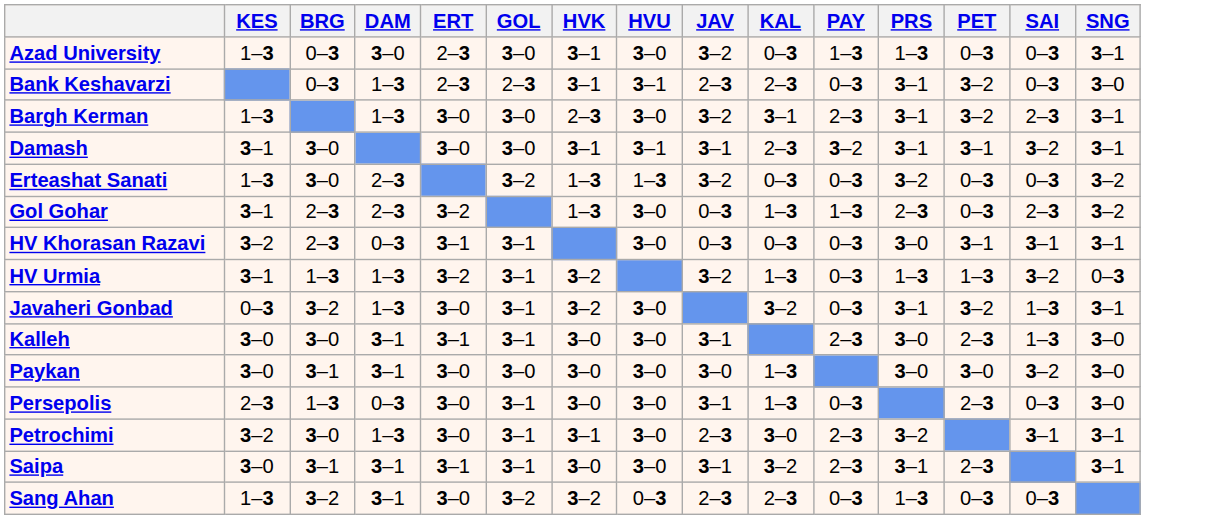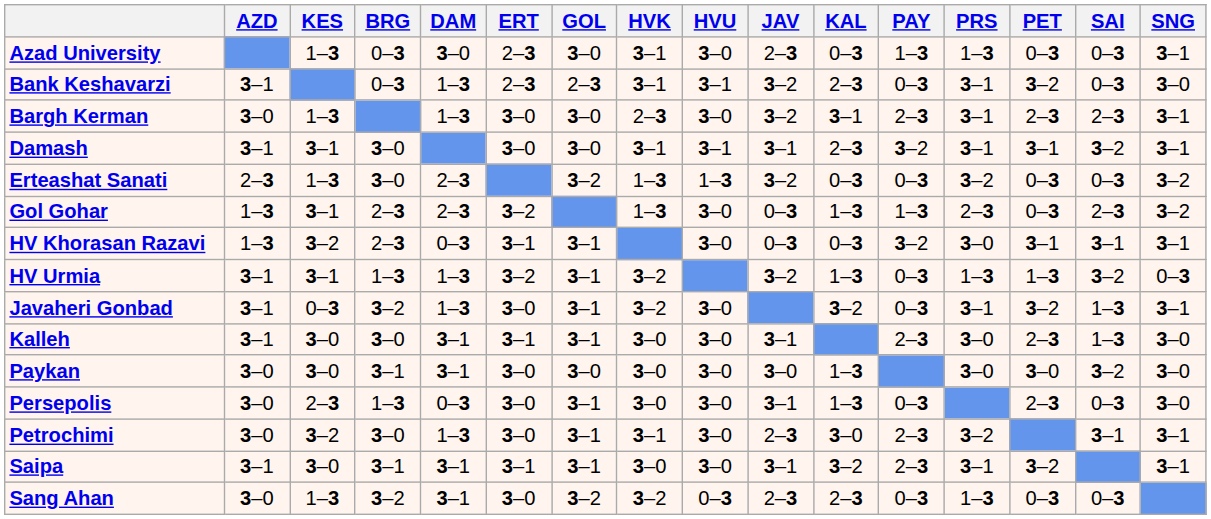+ column: (257, 21)
(715, 53) 3–2 -> (780, 53) 2–3
(715, 85) 2–3 -> (780, 85) 3–2
(977, 117) 3–2 -> (1042, 117) 2–3
(846, 244) 0–3 -> (911, 244) 3–2
(977, 467) 2–3 -> (1042, 467) 3–2
